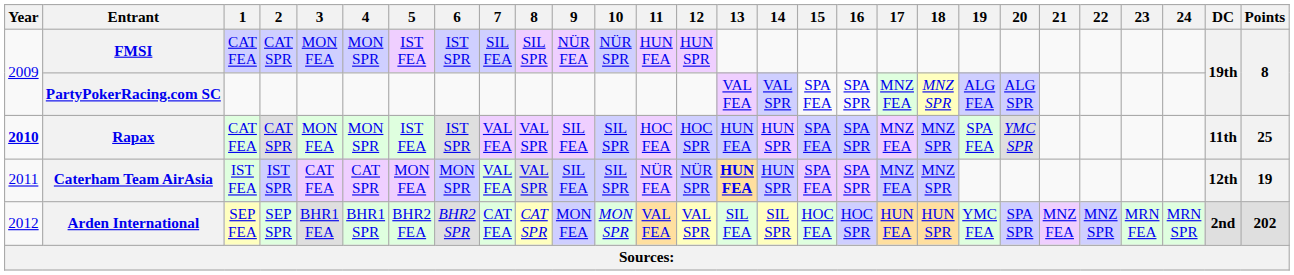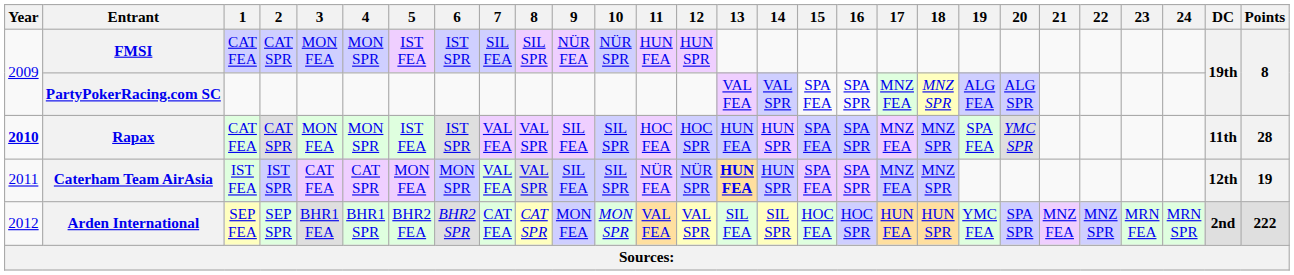(1265, 136) 25 -> (1265, 136) 28
(1265, 222) 202 -> (1265, 222) 222
